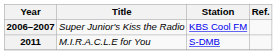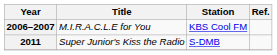(122, 27) Super Junior's Kiss the Radio -> (105, 27) M.I.R.A.C.L.E for You
(105, 42) M.I.R.A.C.L.E for You -> (122, 42) Super Junior's Kiss the Radio
